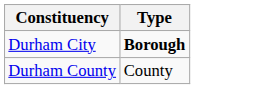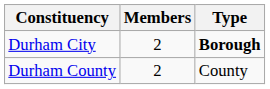+ column: (157, 17)
